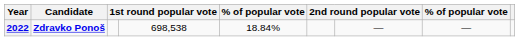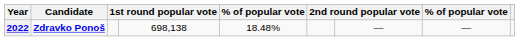(169, 28) 698,538 -> (169, 28) 698,138
(263, 28) 18.84% -> (263, 28) 18.48%
